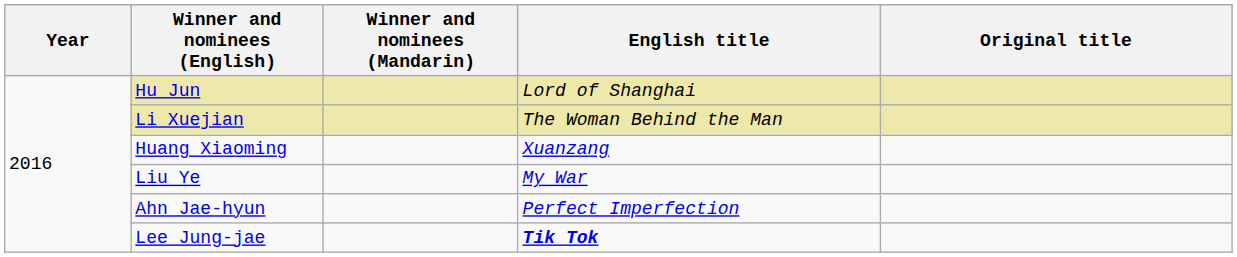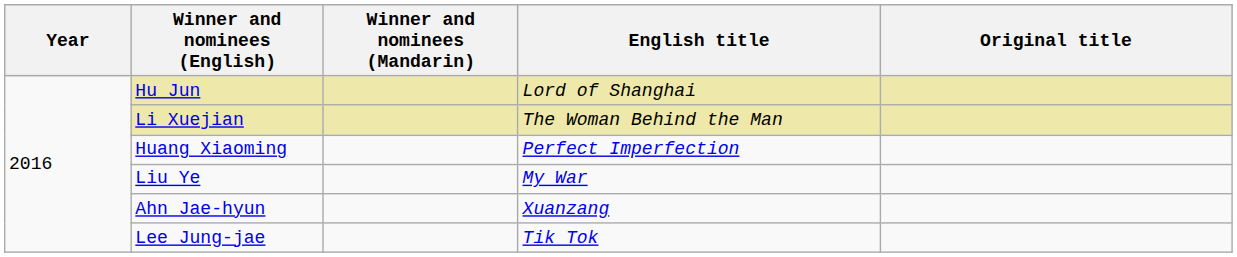(566, 149) Xuanzang -> (631, 149) Perfect Imperfection
(631, 208) Perfect Imperfection -> (566, 208) Xuanzang
(560, 238) bold -> (560, 238) normal
